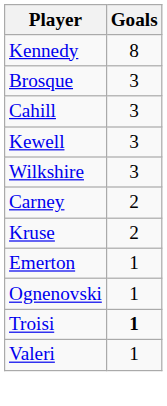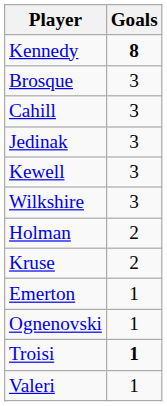(134, 50) normal -> (134, 50) bold
+ row: (38, 141)
- row: (37, 202)
+ row: (40, 232)
